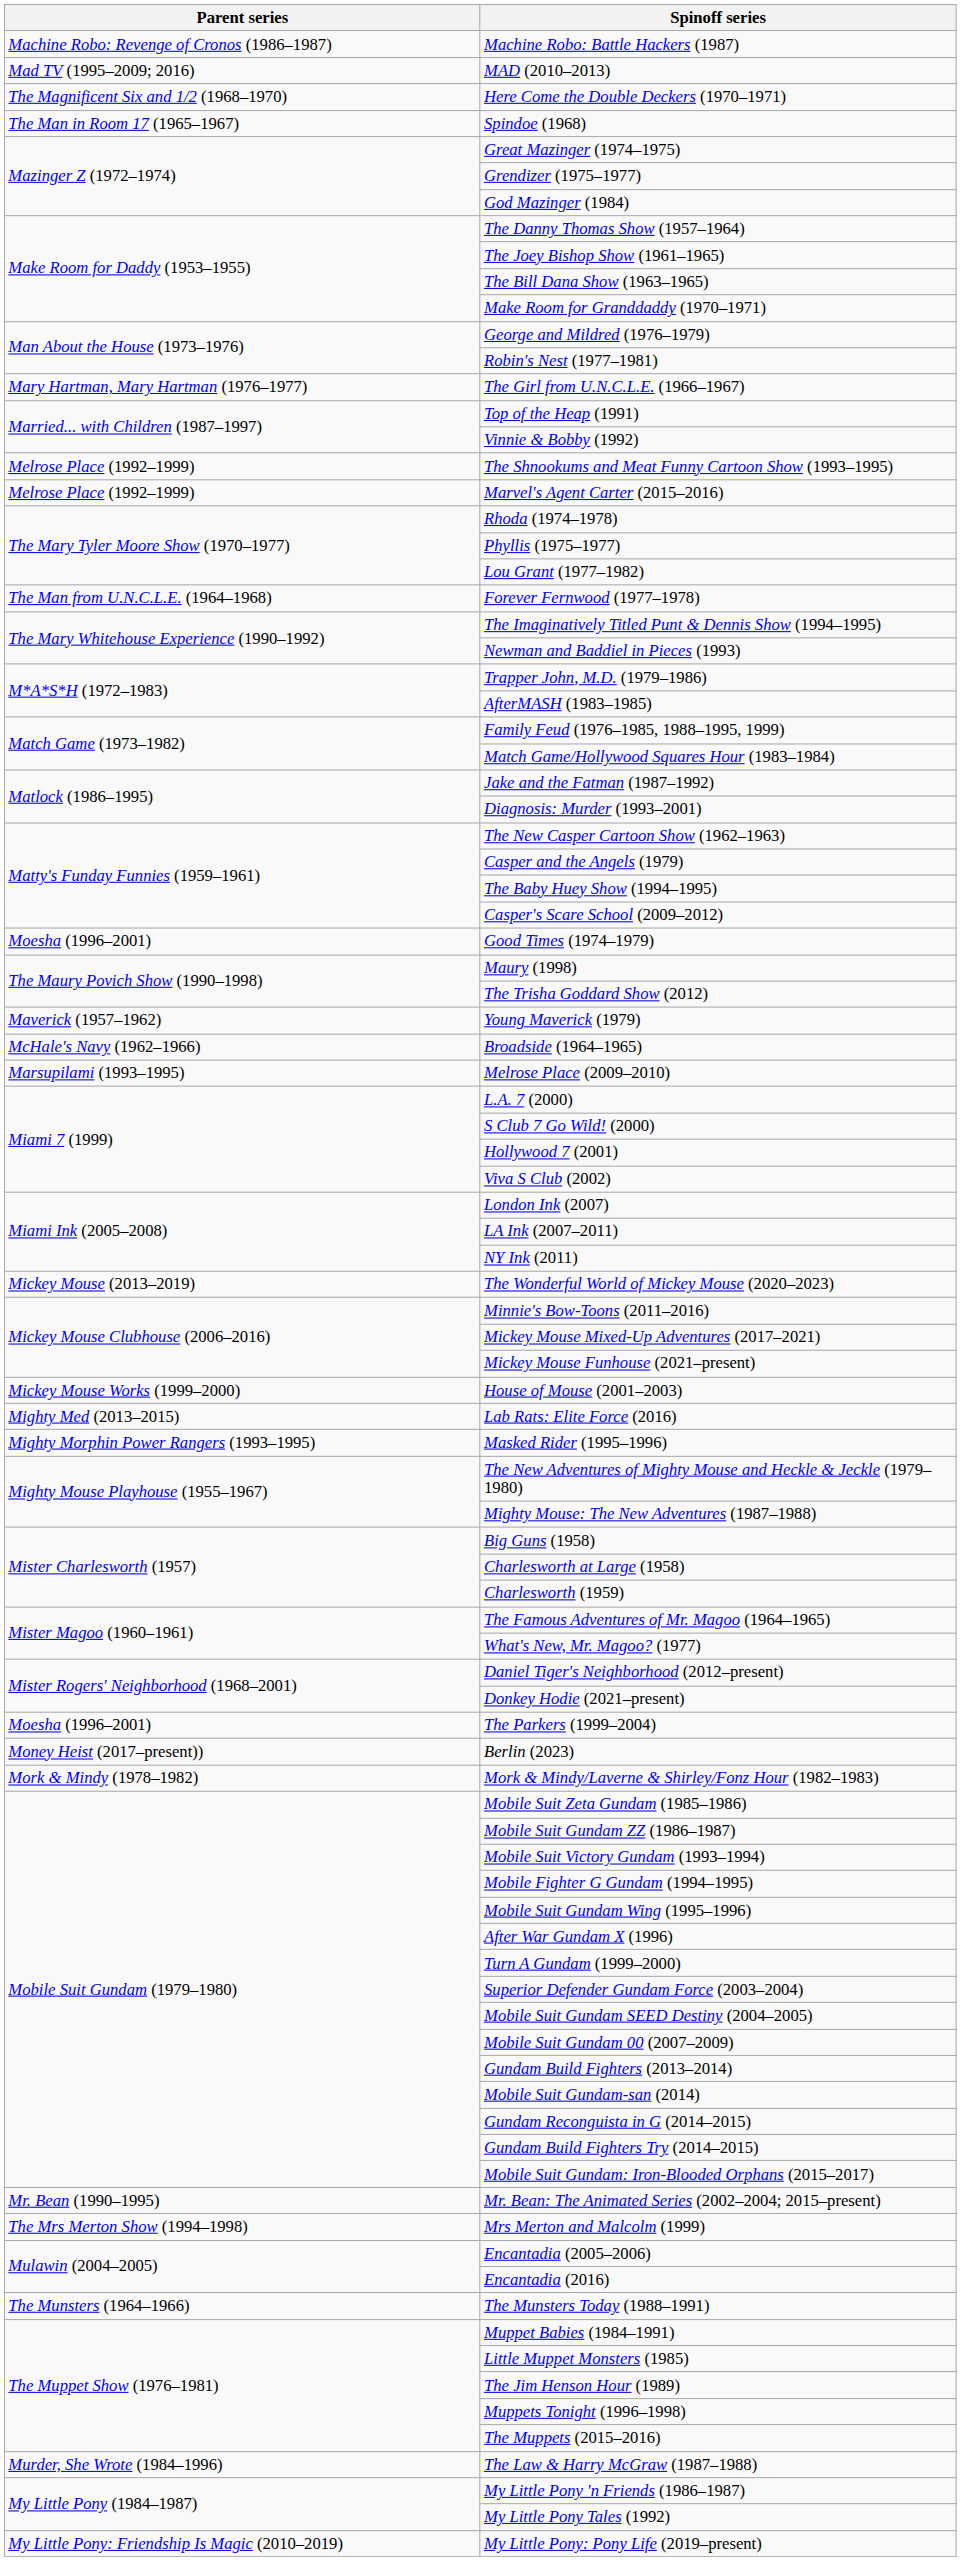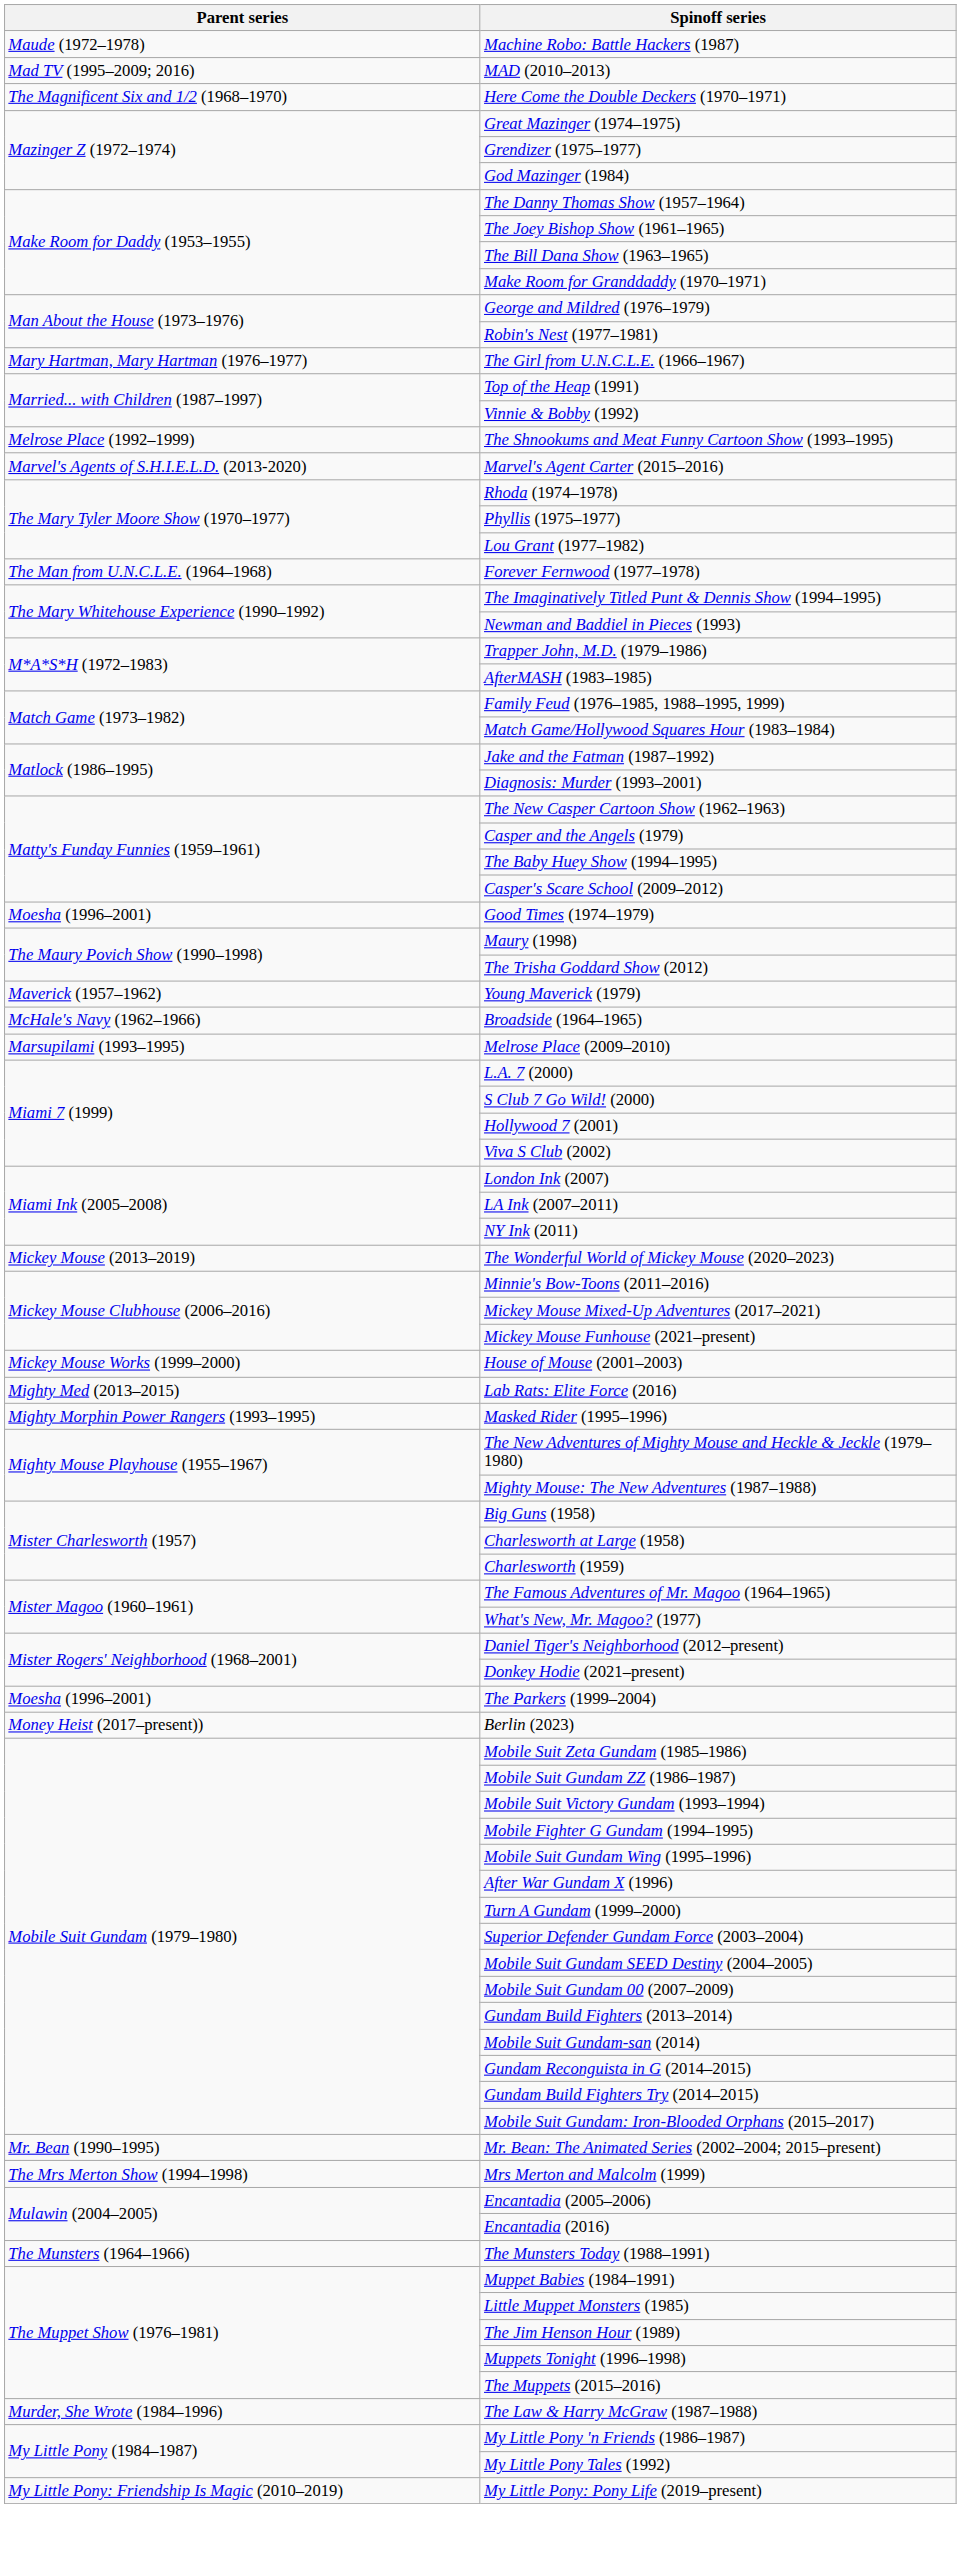(170, 44) Machine Robo: Revenge of Cronos (1986–1987) -> (77, 44) Maude (1972–1978)
- row: (535, 123)
(101, 492) Melrose Place (1992–1999) -> (157, 466) Marvel's Agents of S.H.I.E.L.D. (2013-2020)
- row: (681, 1778)
